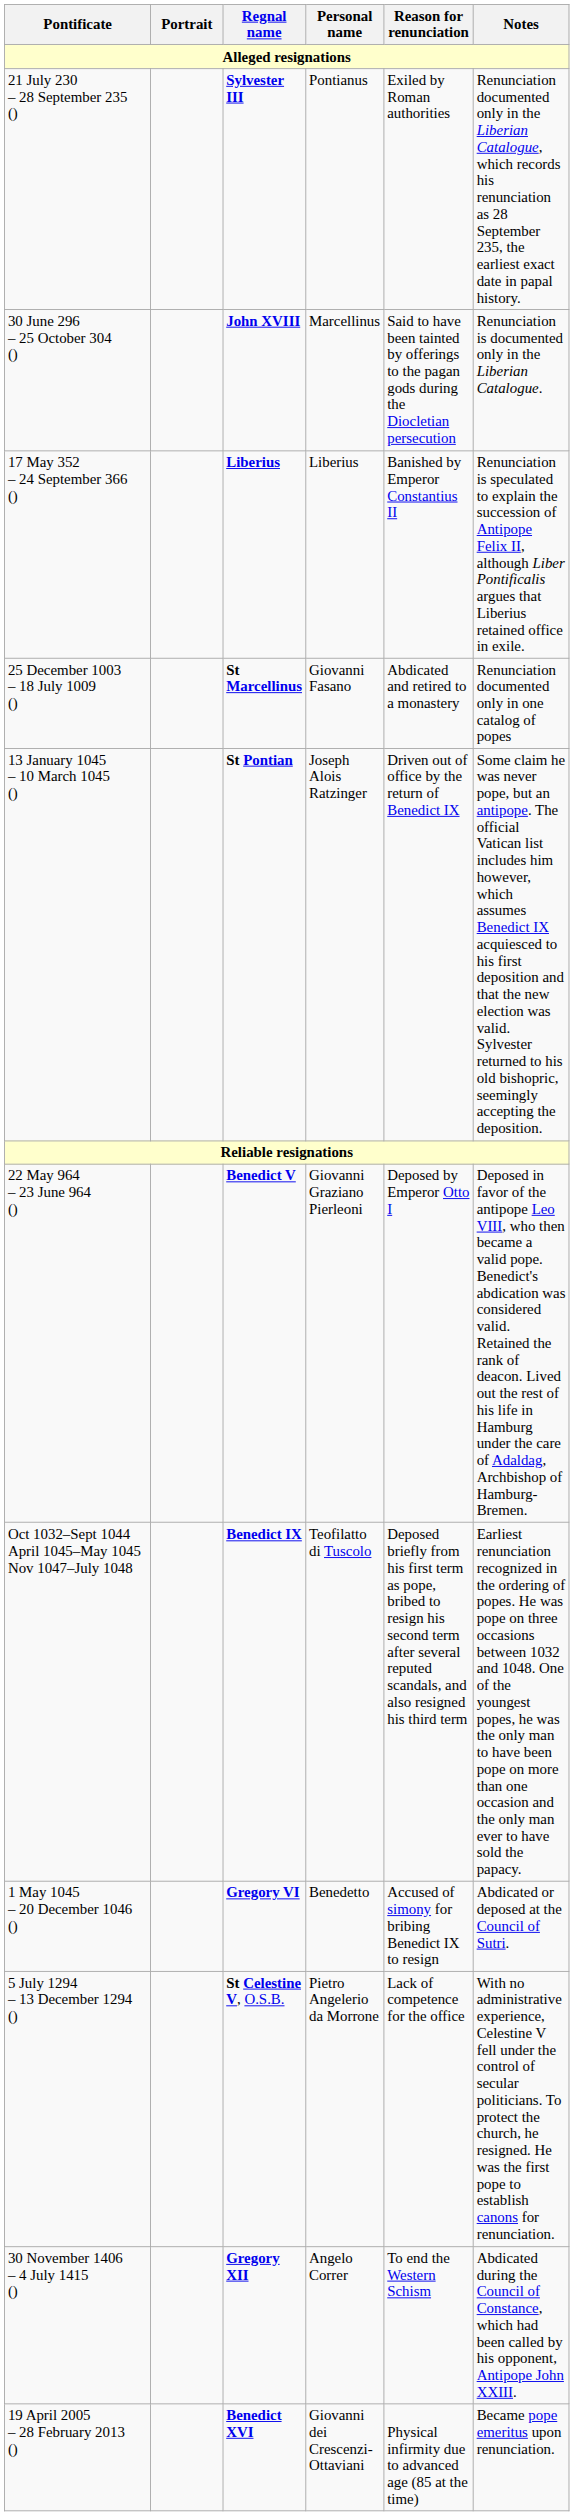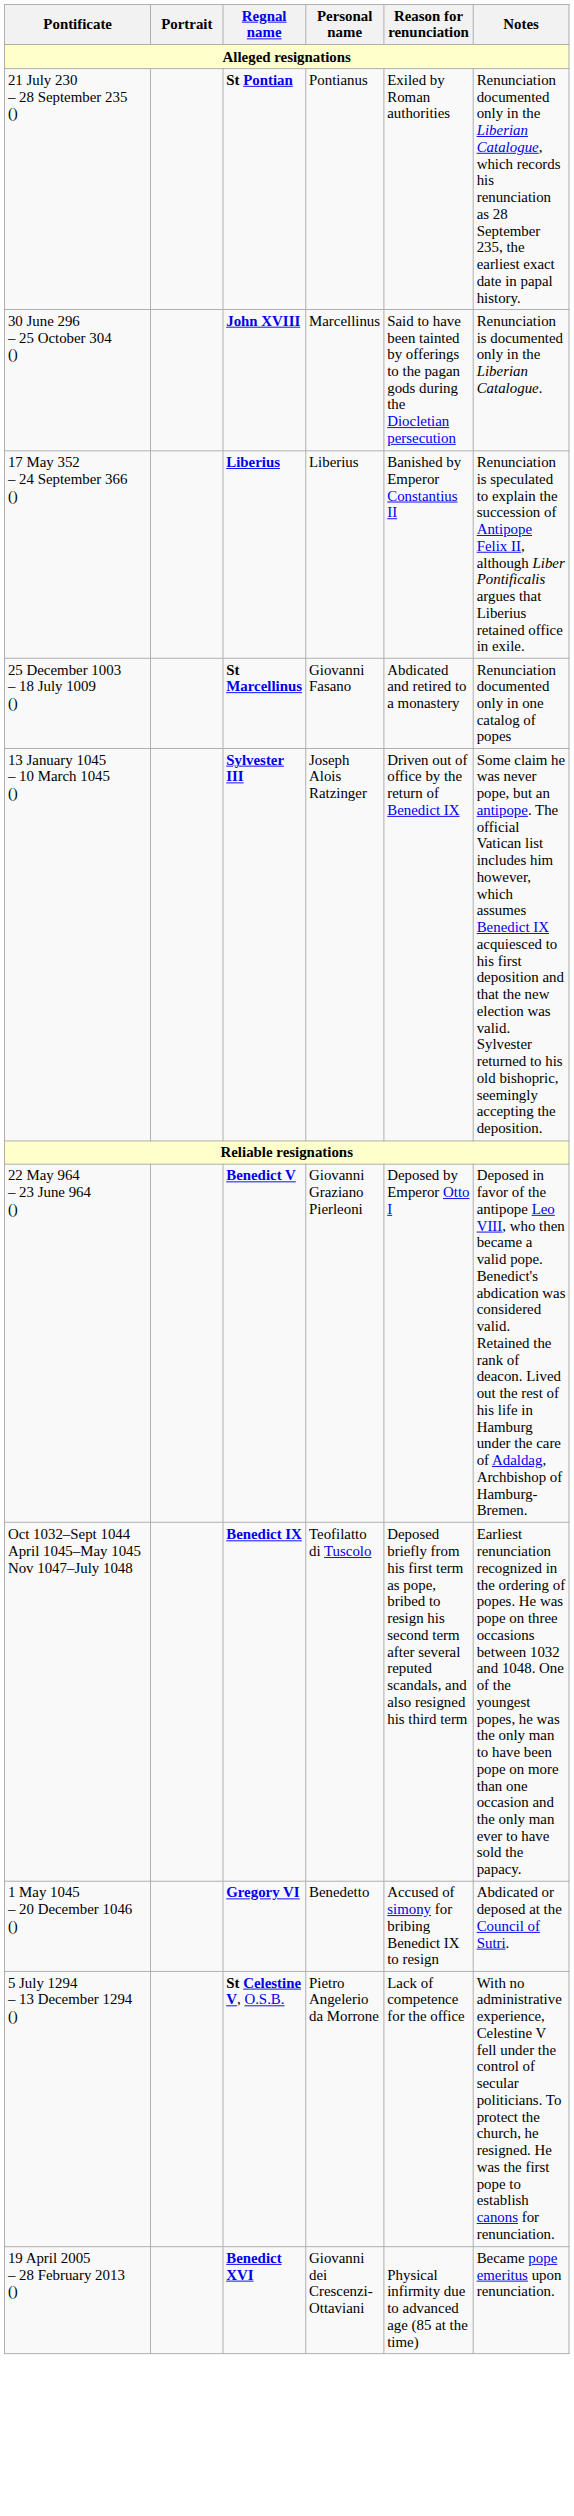(255, 88) Sylvester III -> (259, 80) St Pontian
(259, 760) St Pontian -> (255, 768) Sylvester III
- row: (65, 2274)
